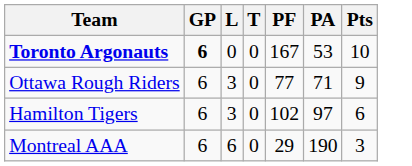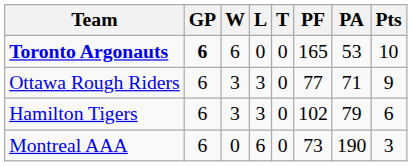+ column: (235, 20)
(284, 51) 167 -> (313, 51) 165
(323, 113) 97 -> (352, 113) 79
(284, 144) 29 -> (313, 144) 73
